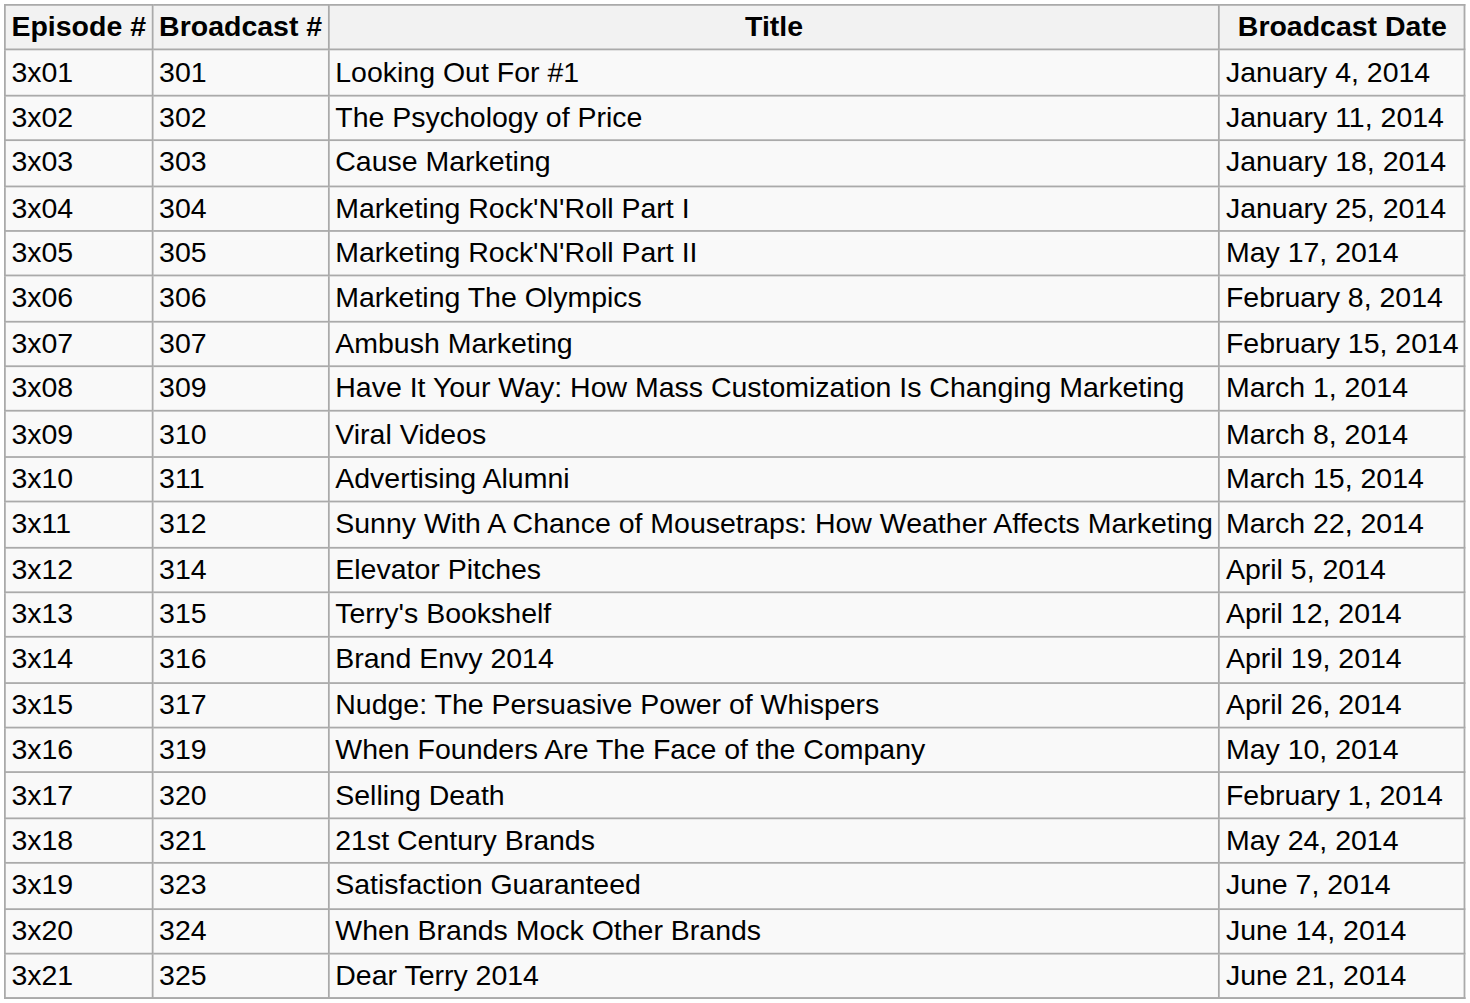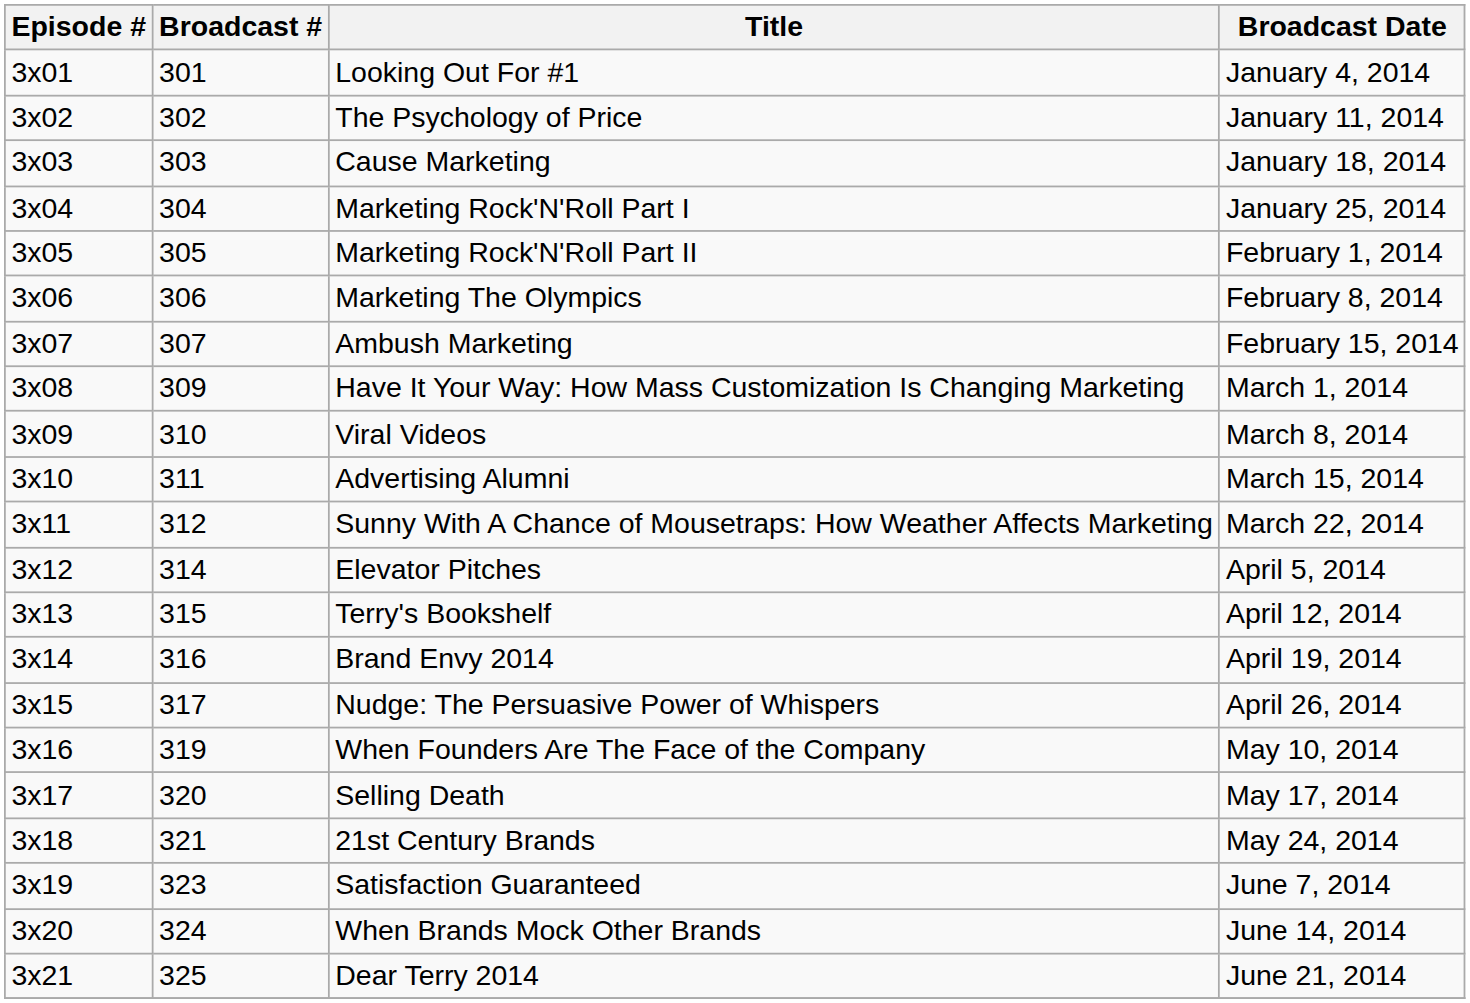(1312, 252) May 17, 2014 -> (1334, 252) February 1, 2014
(1334, 794) February 1, 2014 -> (1312, 794) May 17, 2014
